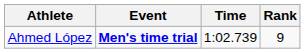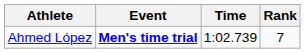(280, 37) 9 -> (280, 37) 7
